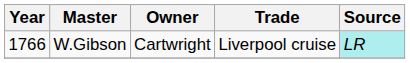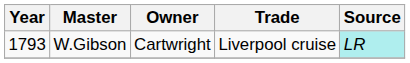(27, 44) 1766 -> (27, 44) 1793
